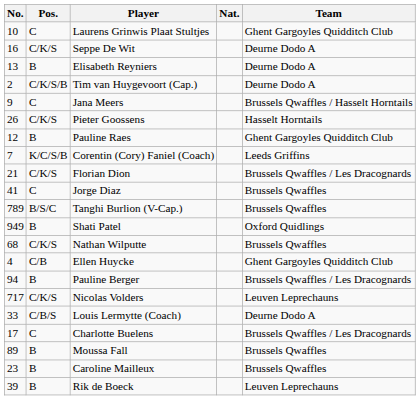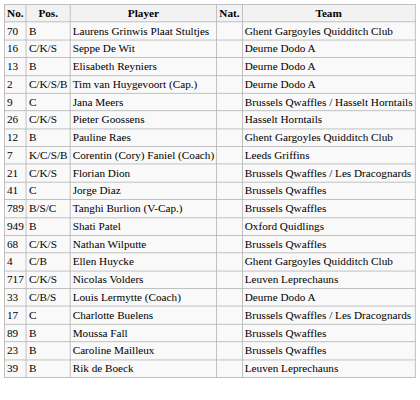(13, 31) 10 -> (13, 31) 70
(33, 31) C -> (33, 31) B
- row: (106, 279)
